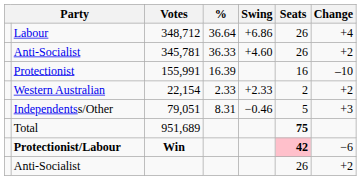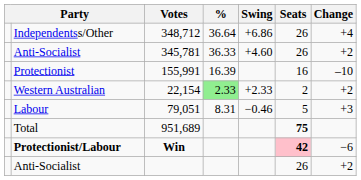(31, 33) Labour -> (63, 33) Independentss/Other
(225, 90) no background -> (225, 90) lightgreen background
(63, 109) Independentss/Other -> (31, 109) Labour
